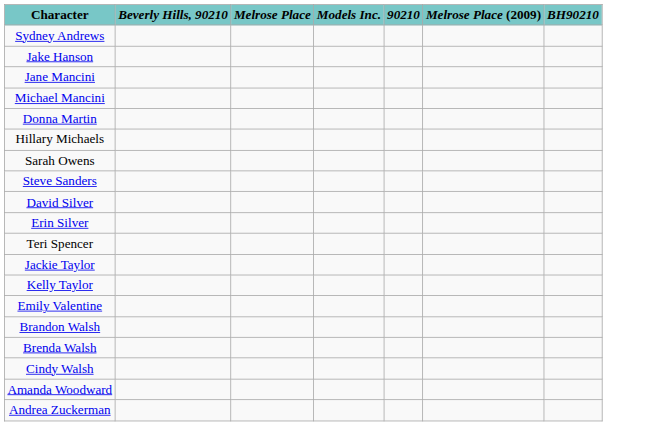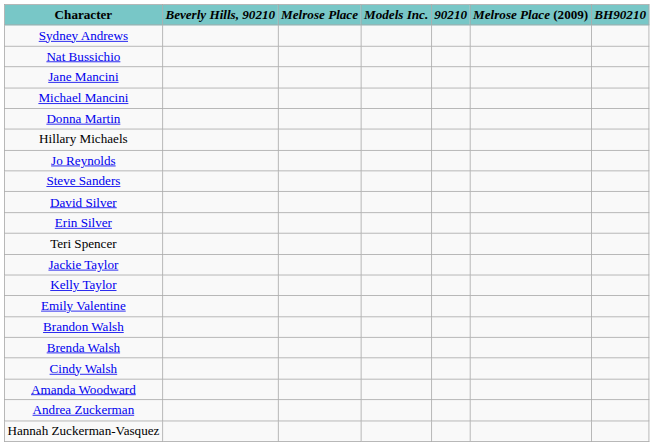+ row: (83, 56)
- row: (60, 56)
- row: (60, 160)
+ row: (83, 160)
+ row: (83, 431)
